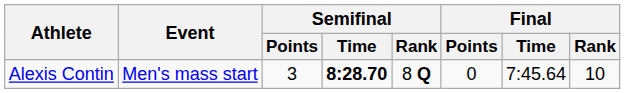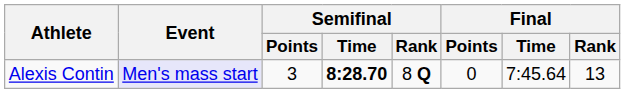(190, 75) no background -> (190, 75) lavender background
(595, 75) 10 -> (595, 75) 13
